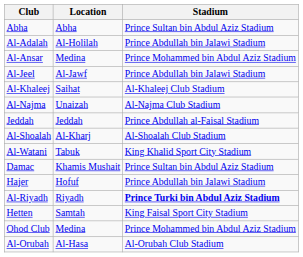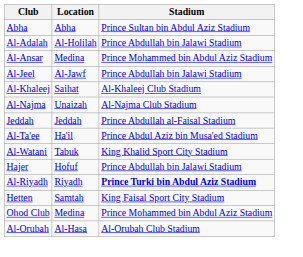- row: (29, 136)
+ row: (23, 136)
- row: (20, 167)
